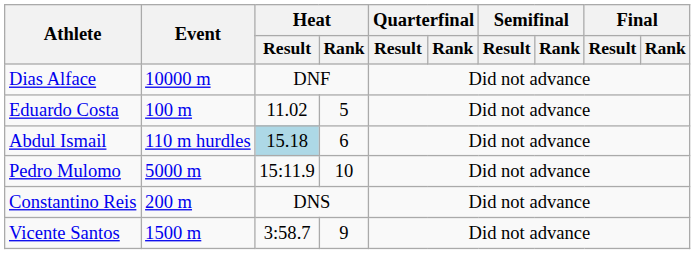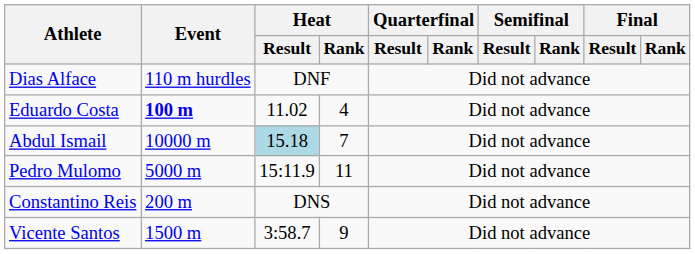(178, 79) 10000 m -> (198, 79) 110 m hurdles
(169, 110) normal -> (169, 110) bold
(344, 110) 5 -> (344, 110) 4
(198, 141) 110 m hurdles -> (178, 141) 10000 m
(344, 141) 6 -> (344, 141) 7
(344, 171) 10 -> (344, 171) 11
